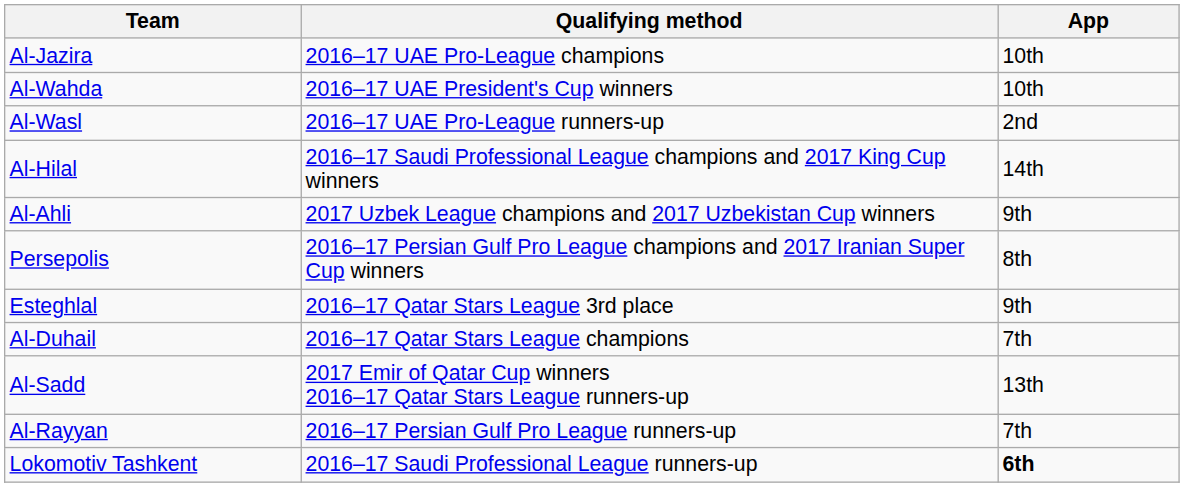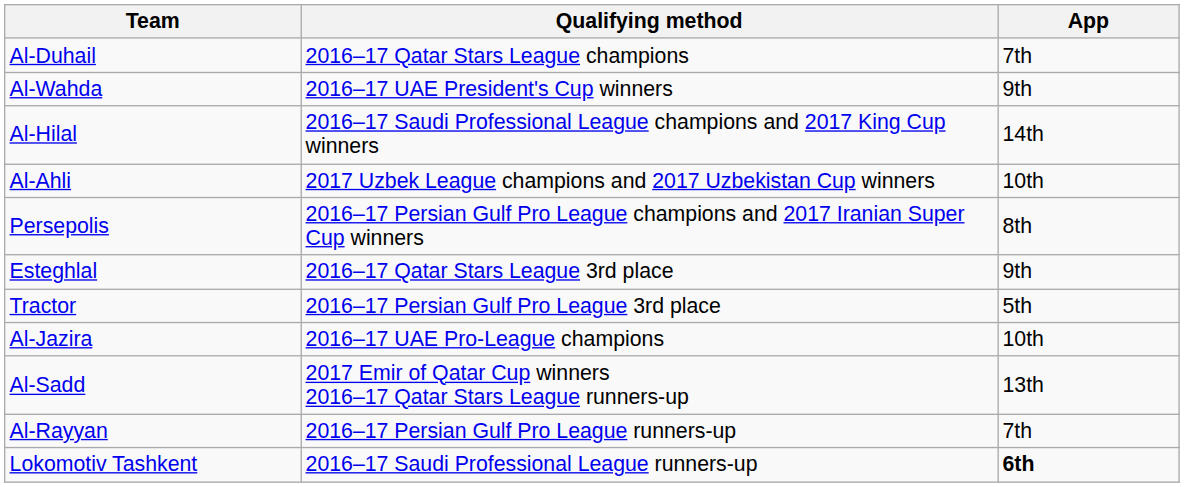rows swapped: (51, 55) <-> (53, 339)
(1023, 88) 10th -> (1017, 88) 9th
- row: (46, 122)
(1017, 214) 9th -> (1023, 180) 10th
+ row: (43, 305)
